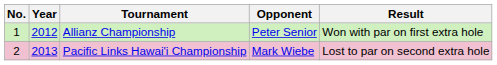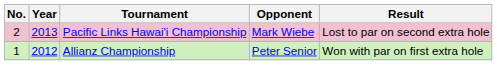rows swapped: (119, 32) <-> (155, 51)
